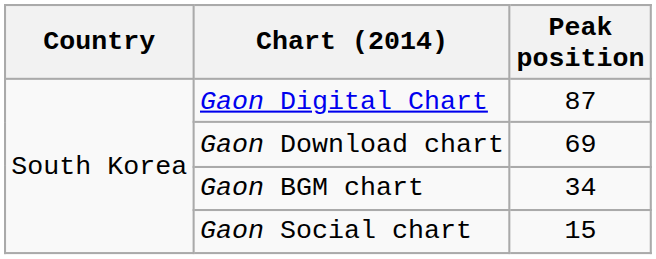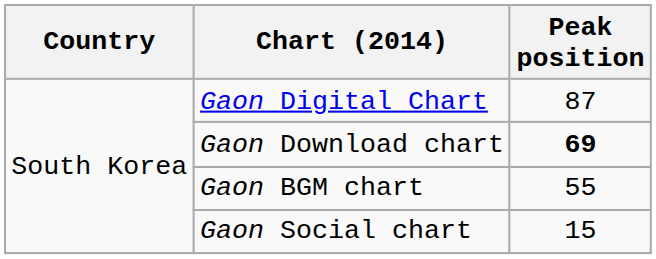(581, 144) normal -> (581, 144) bold
(581, 188) 34 -> (581, 188) 55
